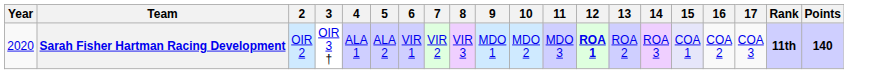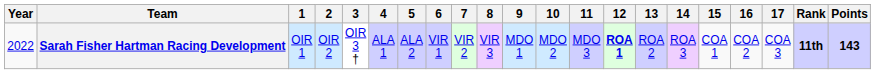+ column: (302, 13)
(21, 46) 2020 -> (21, 46) 2022
(688, 46) lavender background -> (715, 46) no background
(823, 46) 140 -> (850, 46) 143
